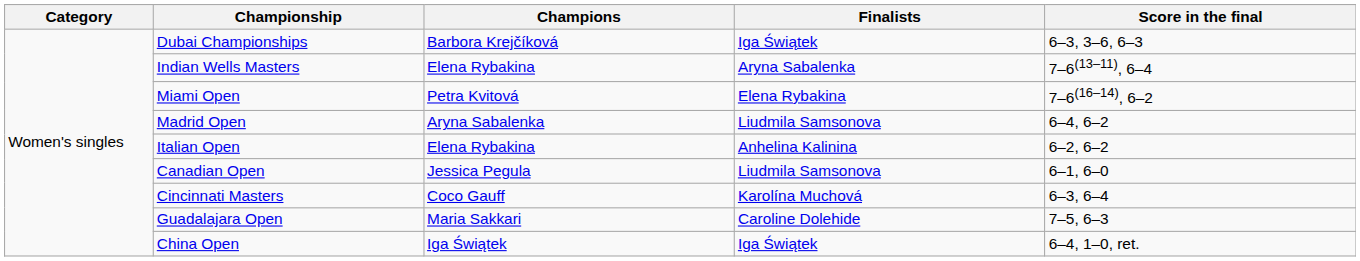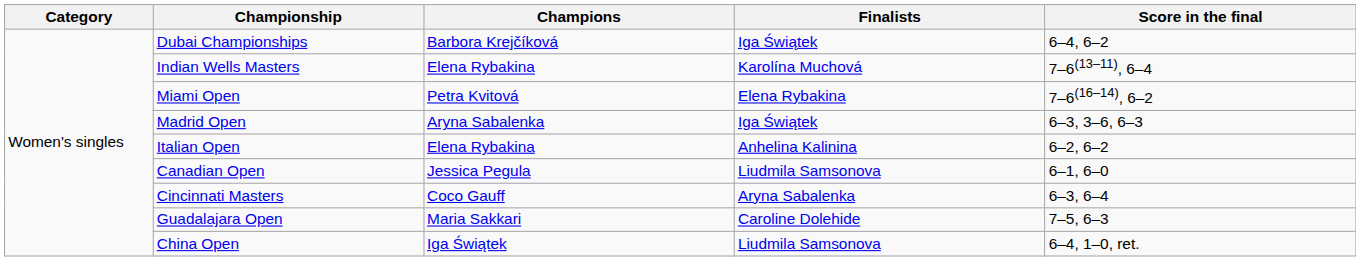(1096, 41) 6–3, 3–6, 6–3 -> (1079, 41) 6–4, 6–2
(797, 68) Aryna Sabalenka -> (800, 68) Karolína Muchová
(809, 123) Liudmila Samsonova -> (778, 123) Iga Świątek
(1079, 123) 6–4, 6–2 -> (1096, 123) 6–3, 3–6, 6–3
(800, 196) Karolína Muchová -> (797, 196) Aryna Sabalenka
(778, 244) Iga Świątek -> (809, 244) Liudmila Samsonova
